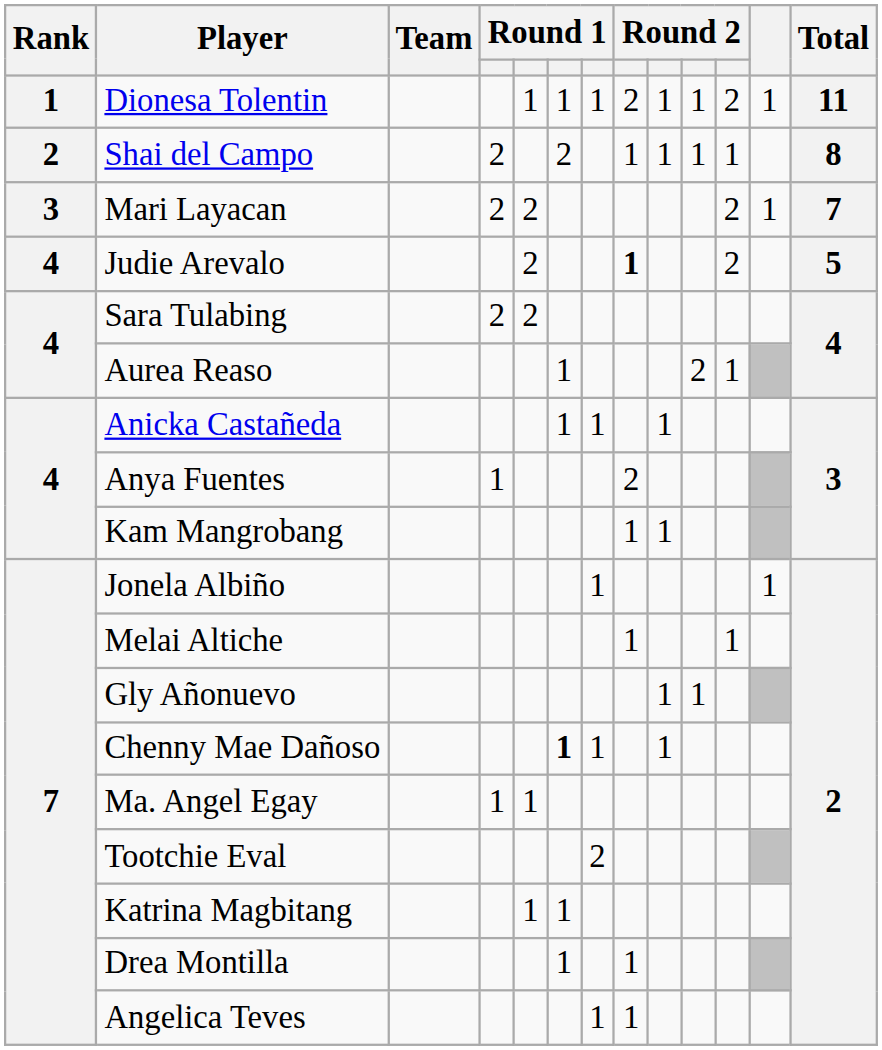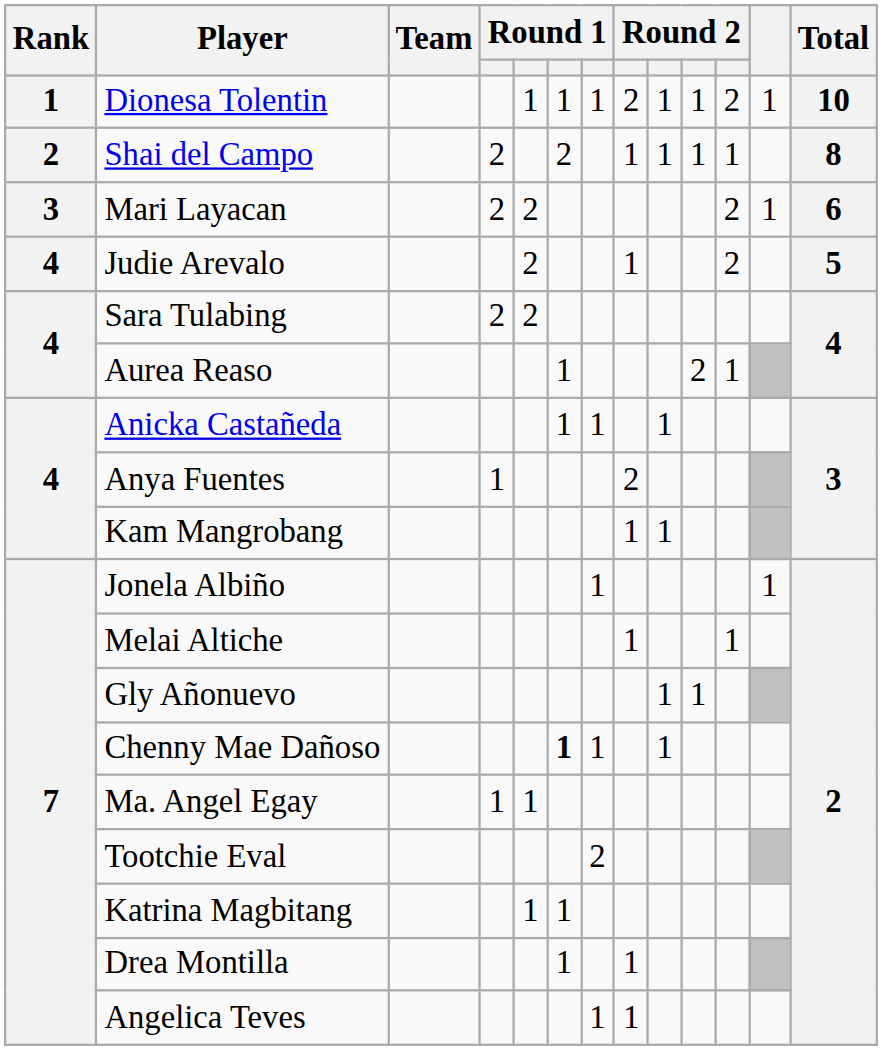(833, 101) 11 -> (833, 101) 10
(833, 208) 7 -> (833, 208) 6
(631, 262) bold -> (631, 262) normal
